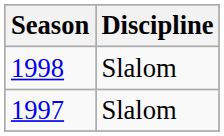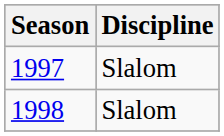rows swapped: (38, 109) <-> (38, 67)
